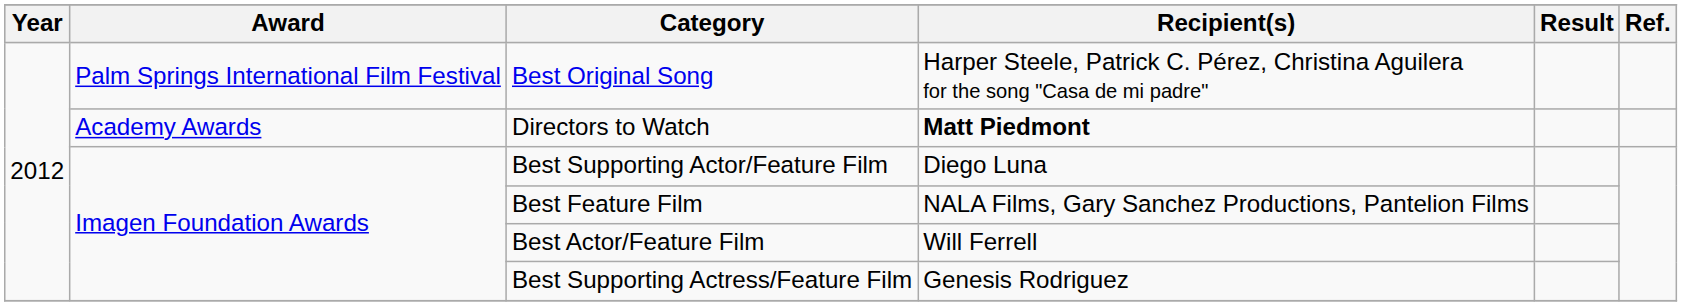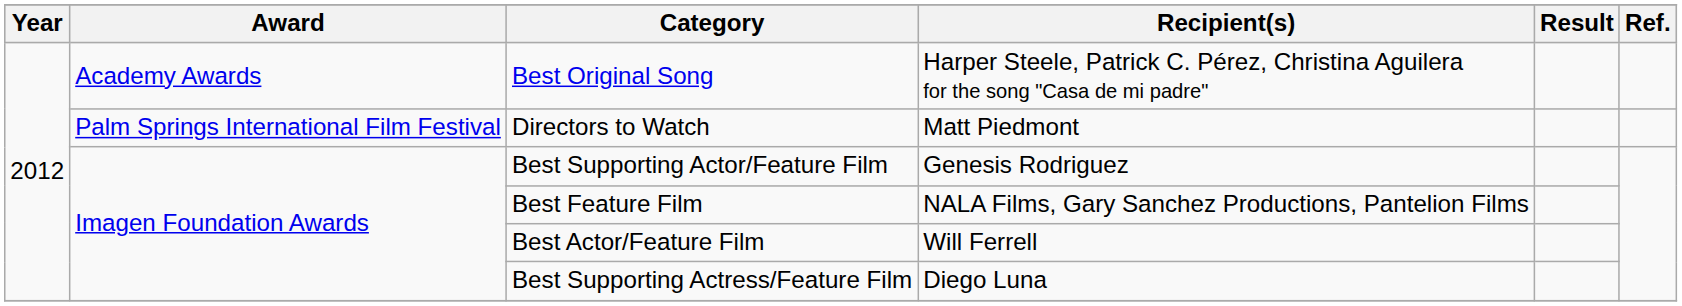(288, 75) Palm Springs International Film Festival -> (168, 75) Academy Awards
(168, 127) Academy Awards -> (288, 127) Palm Springs International Film Festival
(1006, 127) bold -> (1001, 127) normal
(985, 165) Diego Luna -> (1026, 165) Genesis Rodriguez
(1026, 280) Genesis Rodriguez -> (985, 280) Diego Luna
